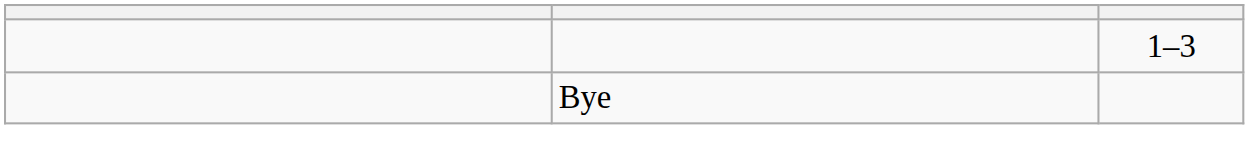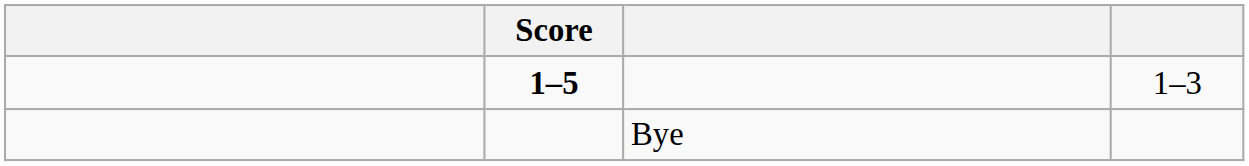+ column: (554, 30)
